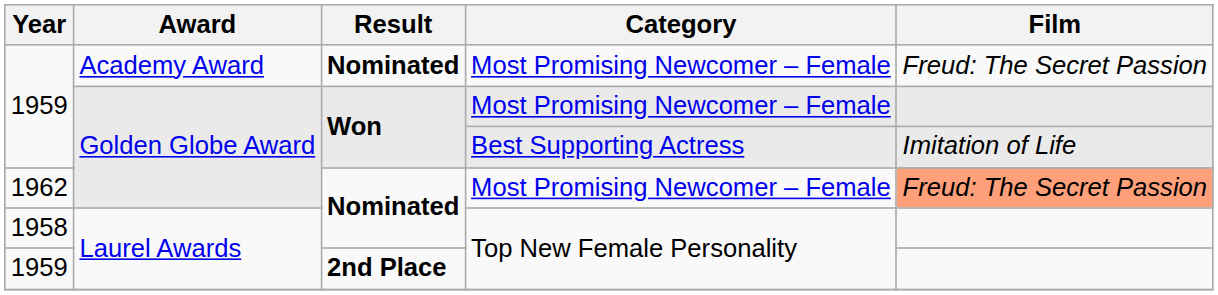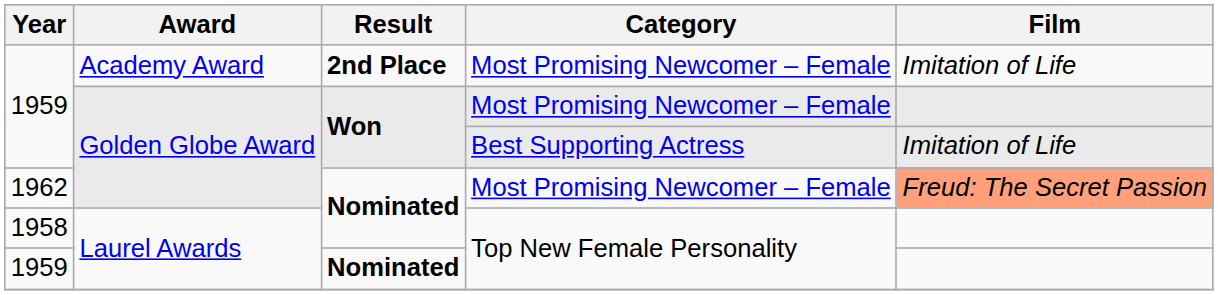(393, 65) Nominated -> (387, 65) 2nd Place
(1055, 65) Freud: The Secret Passion -> (989, 65) Imitation of Life
(387, 268) 2nd Place -> (393, 268) Nominated
